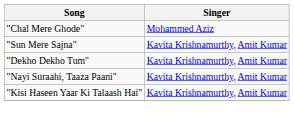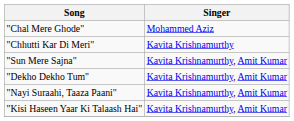+ row: (50, 44)
